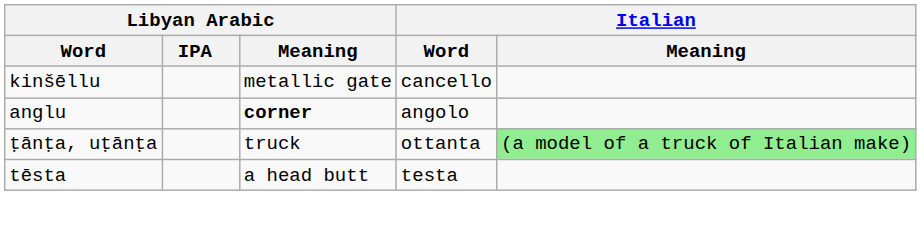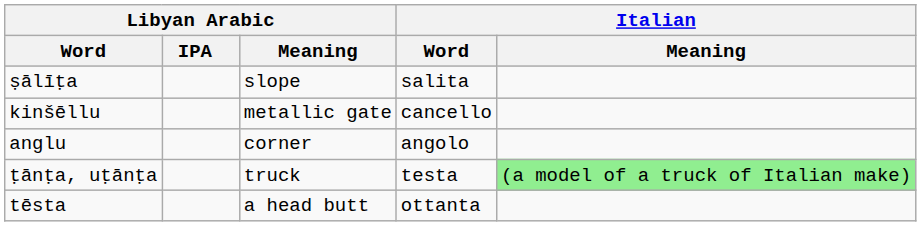+ row: (43, 82)
(278, 113) bold -> (278, 144) normal
(441, 144) ottanta -> (429, 175) testa
(429, 175) testa -> (441, 206) ottanta
